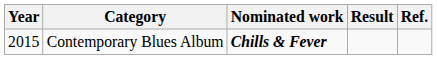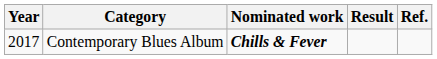(24, 41) 2015 -> (24, 41) 2017
